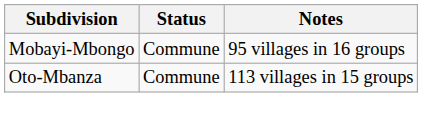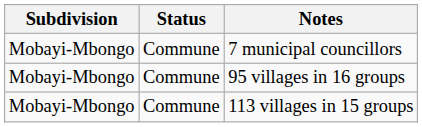+ row: (315, 48)
(55, 77) Oto-Mbanza -> (72, 106) Mobayi-Mbongo
